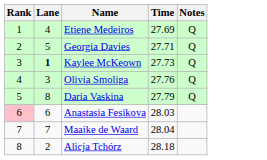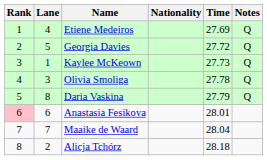+ column: (176, 12)
(163, 46) 27.71 -> (218, 46) 27.72
(48, 63) bold -> (48, 63) normal
(163, 79) 27.76 -> (218, 79) 27.78
(163, 113) 28.03 -> (218, 113) 28.01
